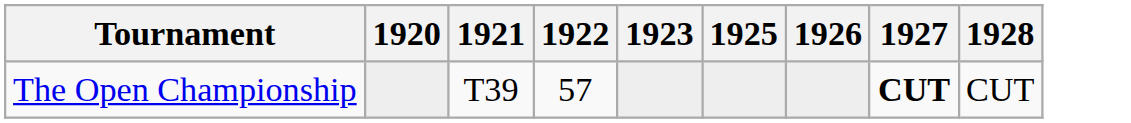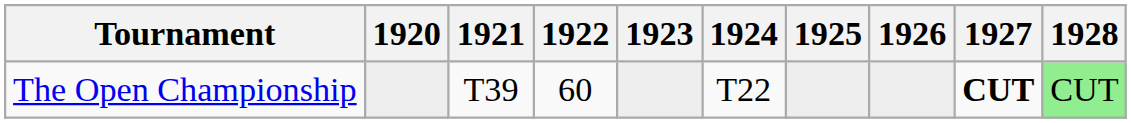+ column: (744, 32)
(575, 89) 57 -> (575, 89) 60
(1000, 89) no background -> (1084, 89) lightgreen background
